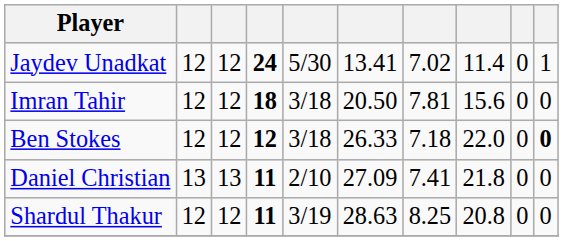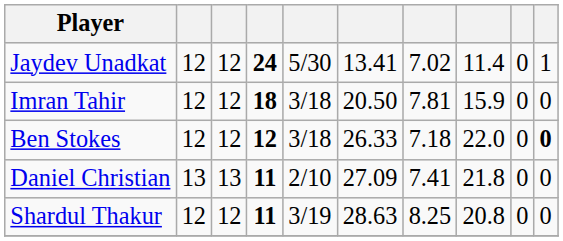(484, 100) 15.6 -> (484, 100) 15.9
